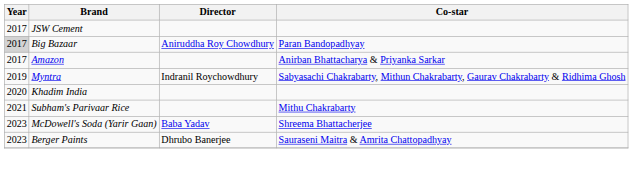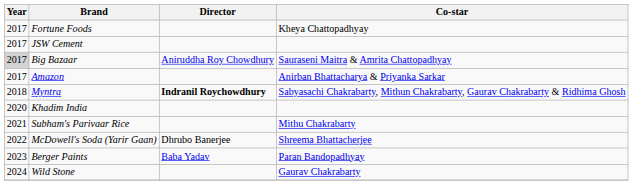+ row: (62, 28)
(322, 44) Paran Bandopadhyay -> (365, 60) Sauraseni Maitra & Amrita Chattopadhyay
(17, 76) 2019 -> (17, 92) 2018
(210, 76) normal -> (214, 92) bold
(17, 124) 2023 -> (17, 140) 2022
(185, 124) Baba Yadav -> (196, 140) Dhrubo Banerjee
(196, 140) Dhrubo Banerjee -> (185, 156) Baba Yadav
(365, 140) Sauraseni Maitra & Amrita Chattopadhyay -> (322, 156) Paran Bandopadhyay
+ row: (53, 172)
